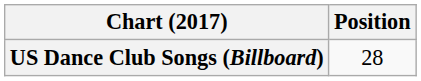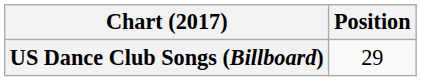(372, 57) 28 -> (372, 57) 29
